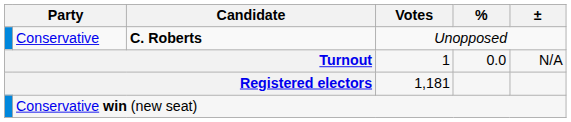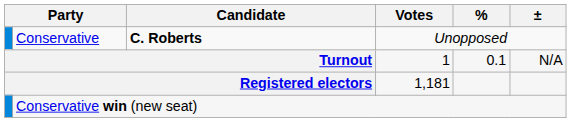(496, 60) 0.0 -> (496, 60) 0.1
